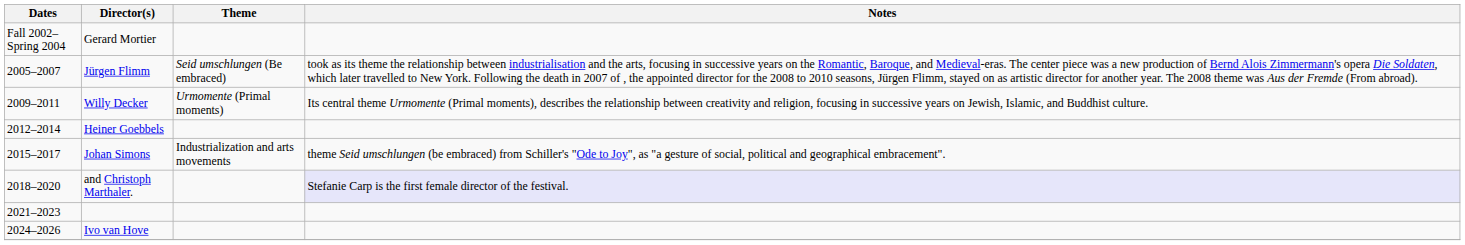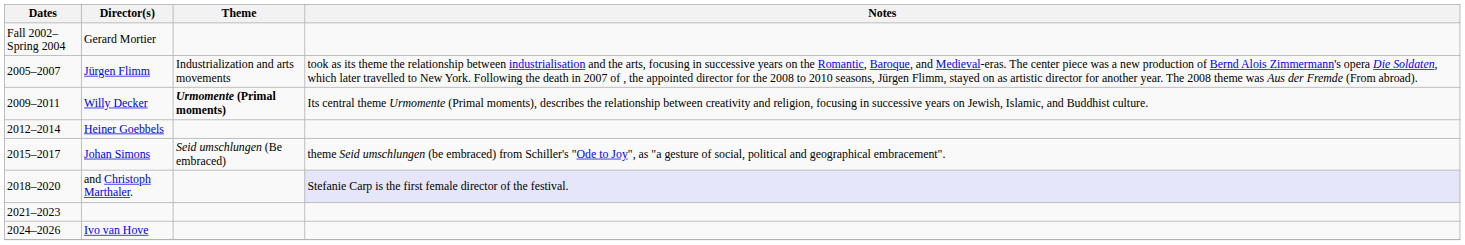(229, 71) Seid umschlungen (Be embraced) -> (235, 71) Industrialization and arts movements
(223, 103) normal -> (226, 103) bold
(235, 154) Industrialization and arts movements -> (229, 154) Seid umschlungen (Be embraced)
